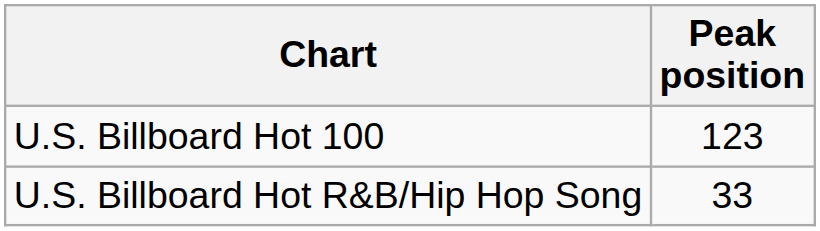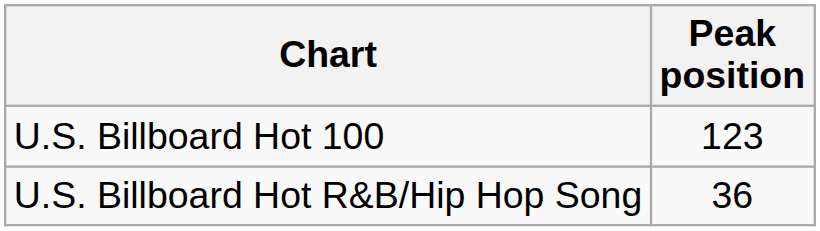(732, 195) 33 -> (732, 195) 36
